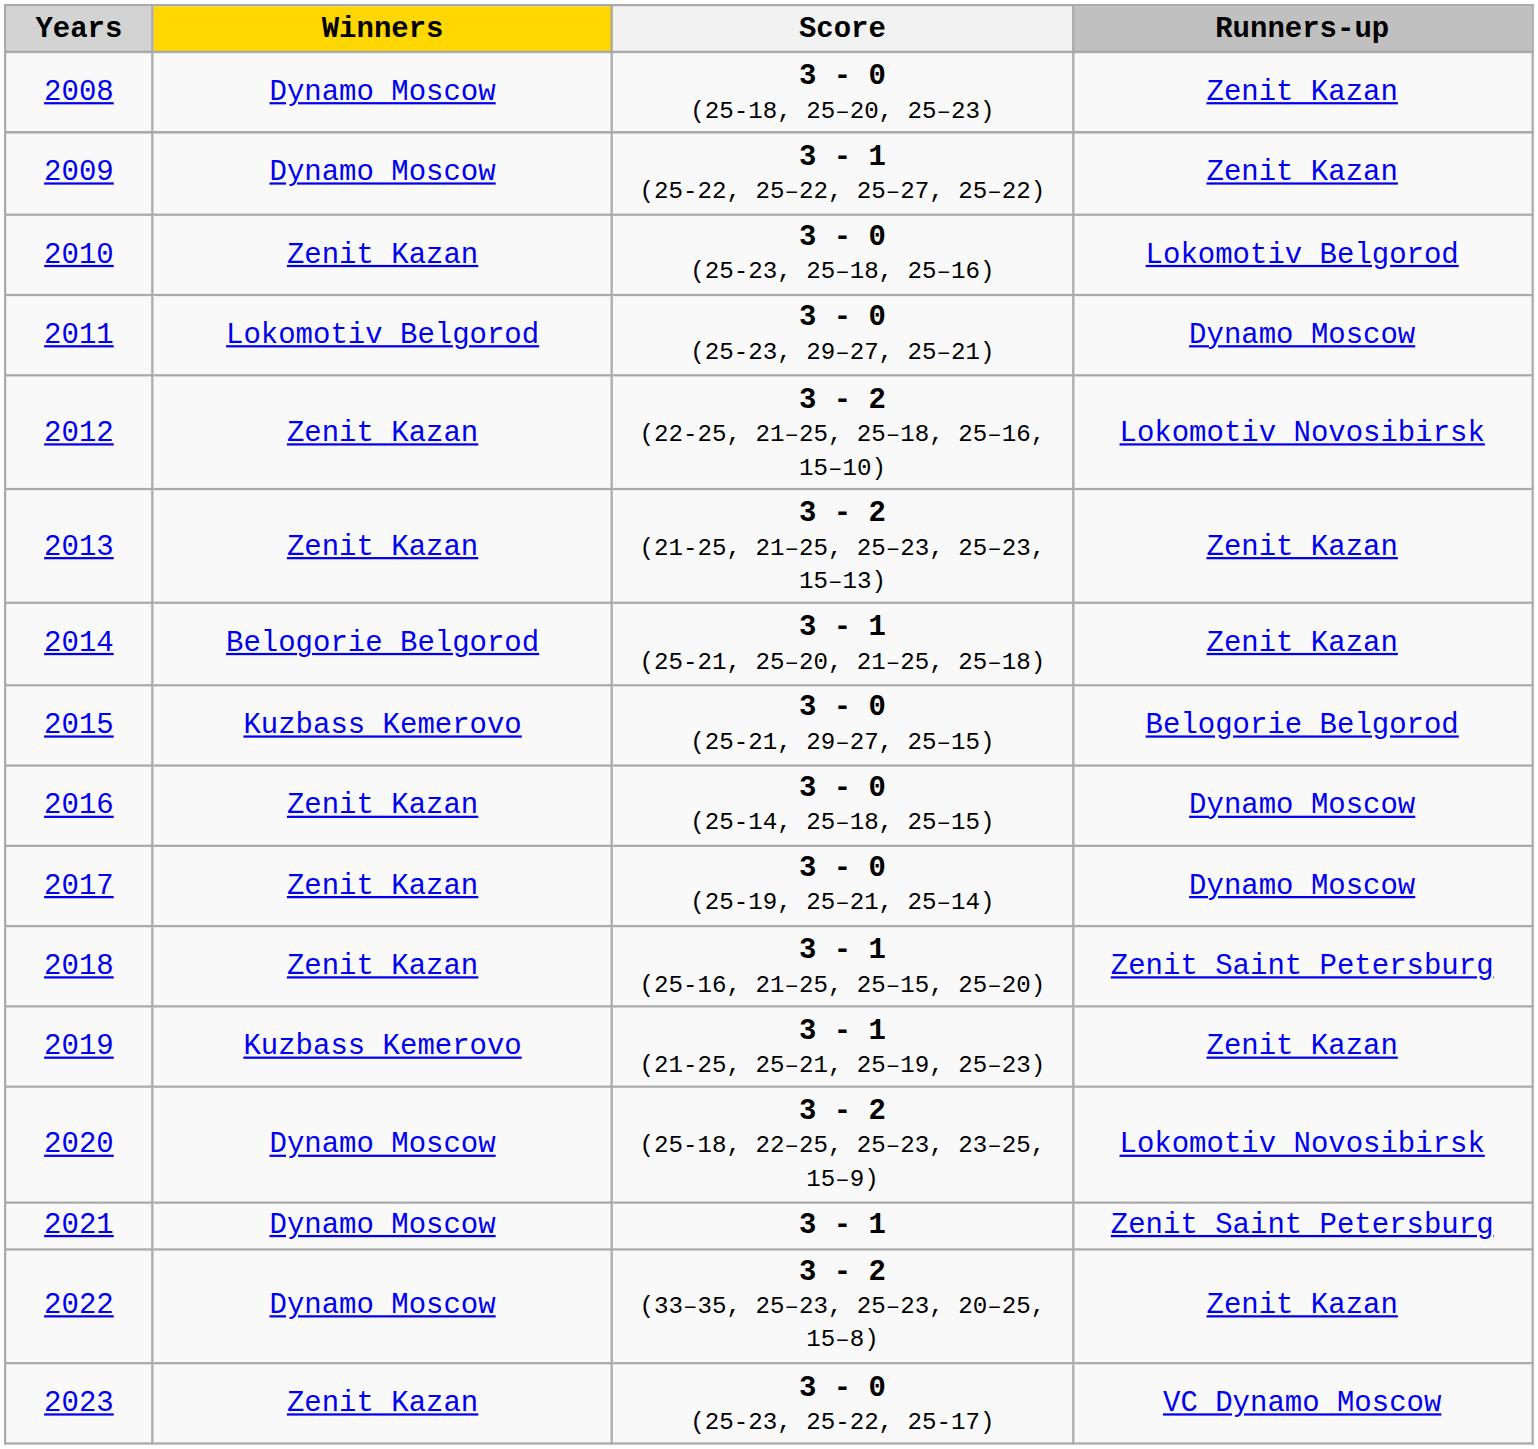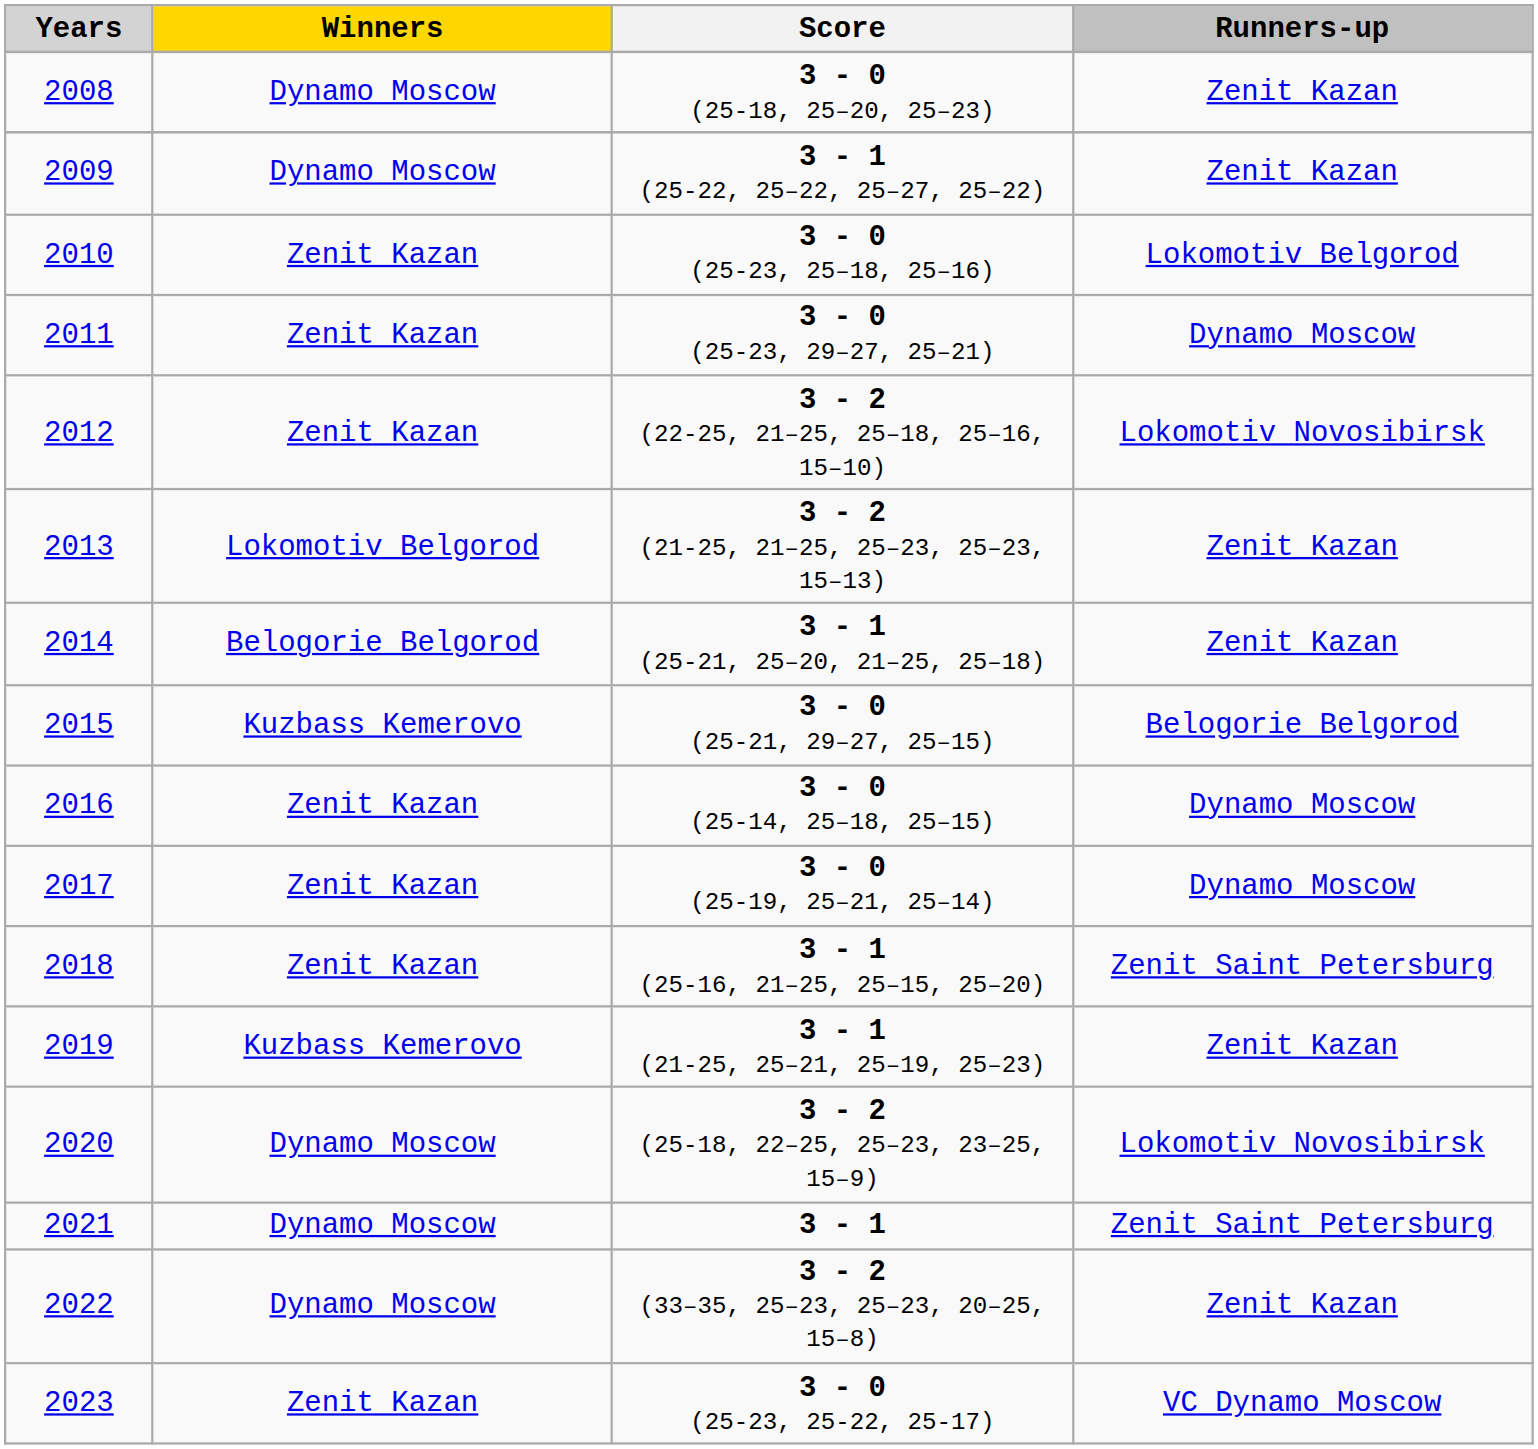(383, 335) Lokomotiv Belgorod -> (383, 335) Zenit Kazan
(383, 546) Zenit Kazan -> (383, 546) Lokomotiv Belgorod
